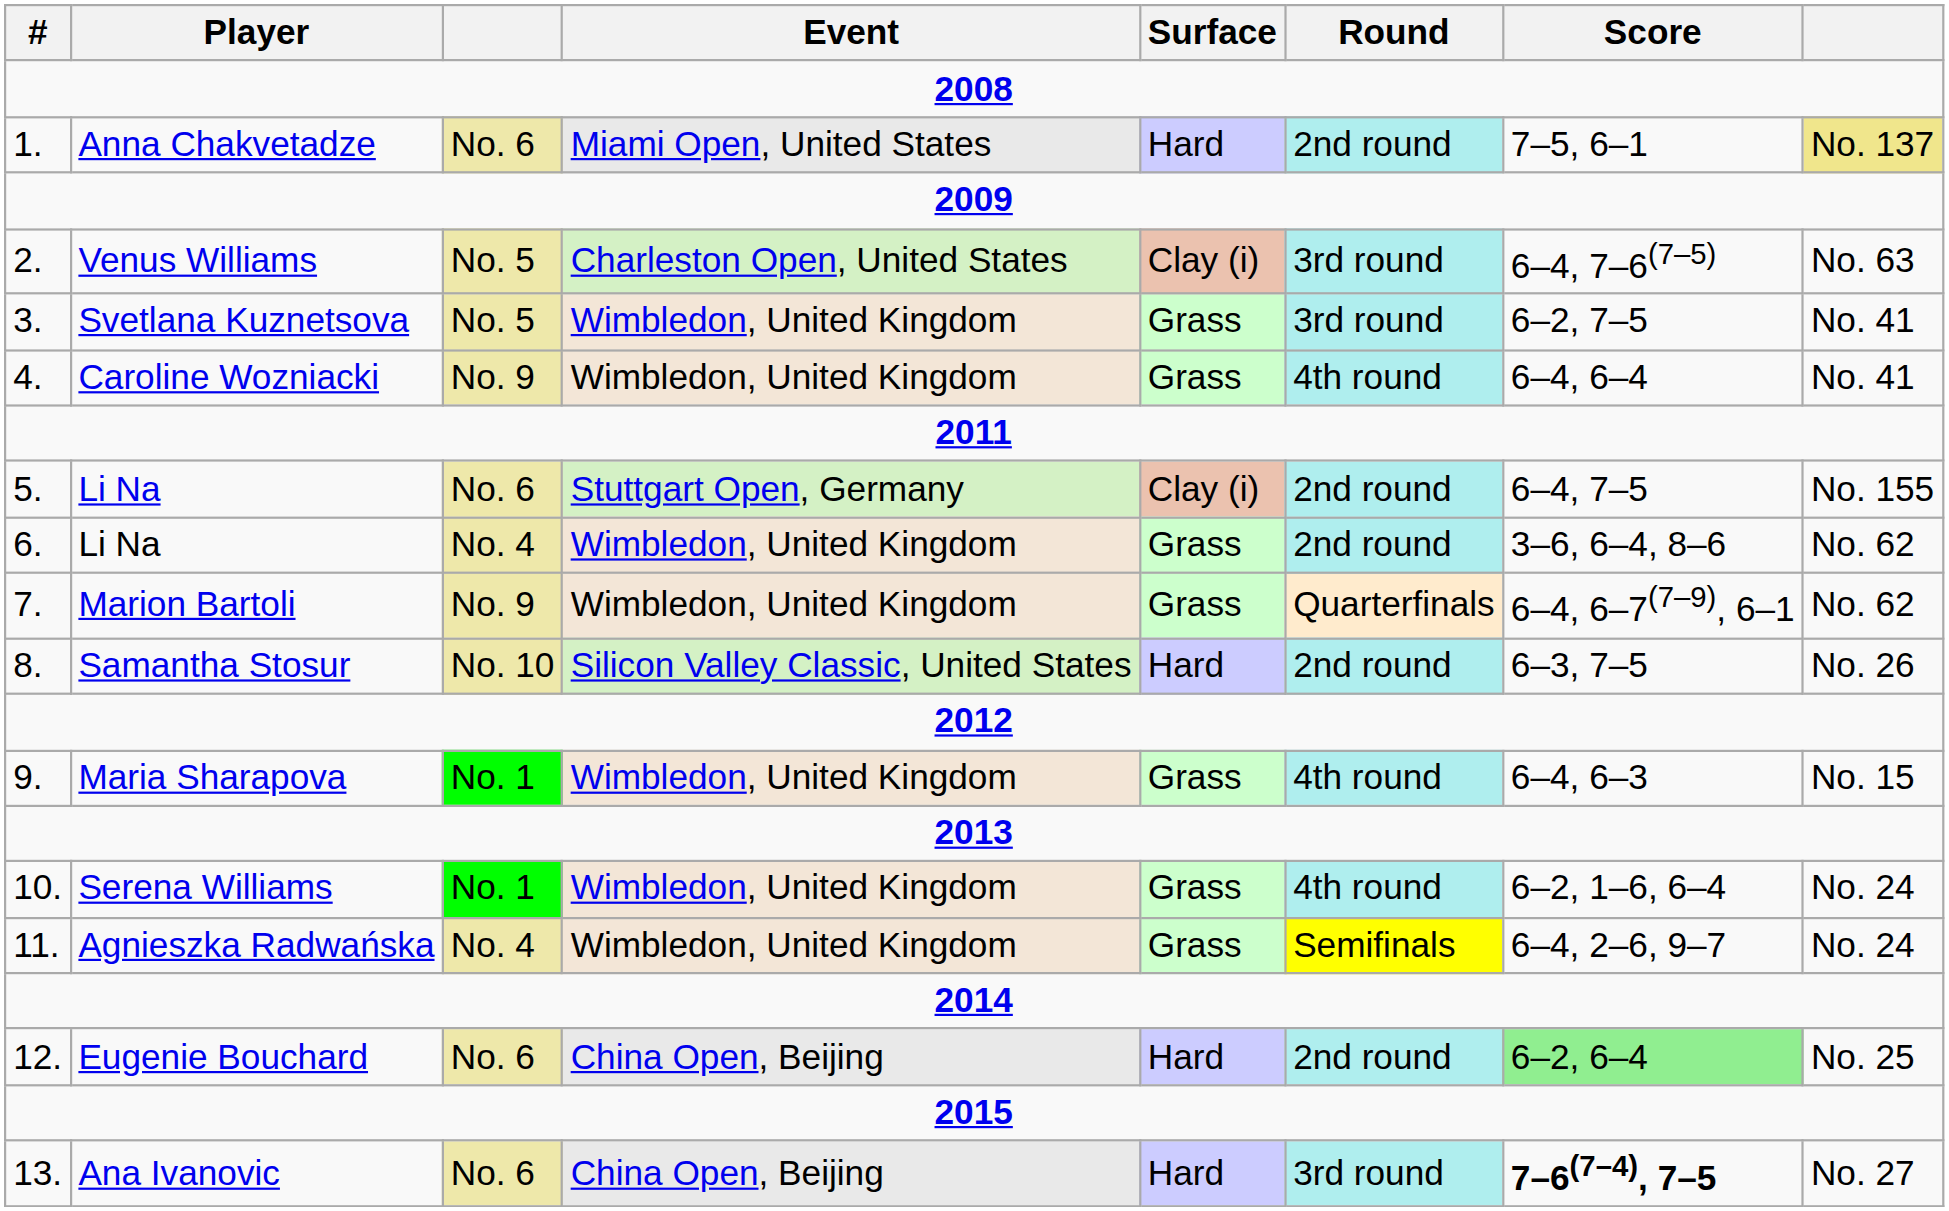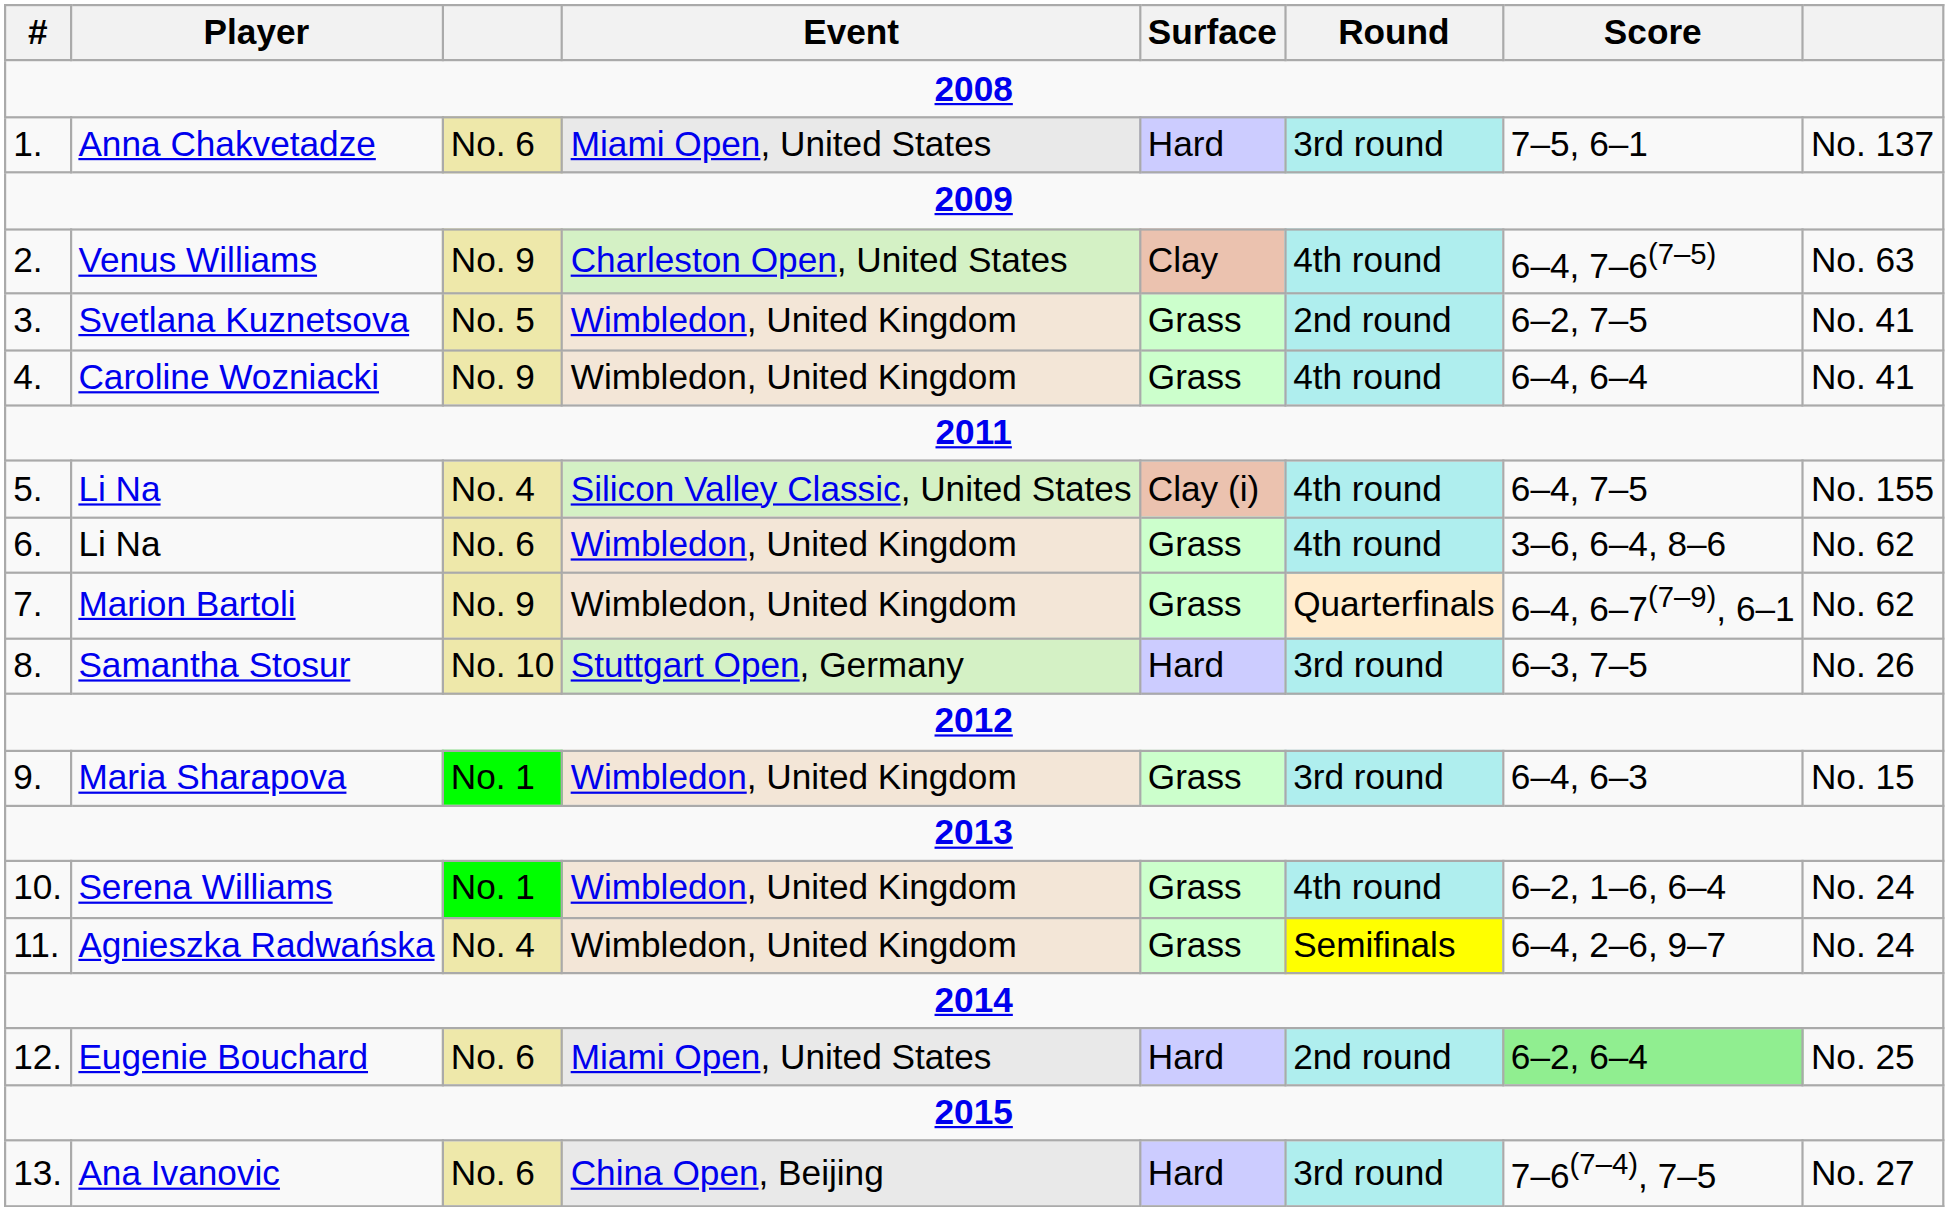(1372, 144) 2nd round -> (1368, 144) 3rd round
(1873, 144) khaki background -> (1873, 144) no background
(493, 260) No. 5 -> (493, 260) No. 9
(1203, 260) Clay (i) -> (1183, 260) Clay
(1368, 260) 3rd round -> (1368, 260) 4th round
(1368, 321) 3rd round -> (1372, 321) 2nd round
(493, 488) No. 6 -> (493, 488) No. 4
(767, 488) Stuttgart Open, Germany -> (851, 488) Silicon Valley Classic, United States
(1372, 488) 2nd round -> (1368, 488) 4th round
(493, 544) No. 4 -> (493, 544) No. 6
(1372, 544) 2nd round -> (1368, 544) 4th round
(851, 665) Silicon Valley Classic, United States -> (767, 665) Stuttgart Open, Germany
(1372, 665) 2nd round -> (1368, 665) 3rd round
(1368, 777) 4th round -> (1368, 777) 3rd round
(727, 1056) China Open, Beijing -> (781, 1056) Miami Open, United States
(1614, 1172) bold -> (1614, 1172) normal
